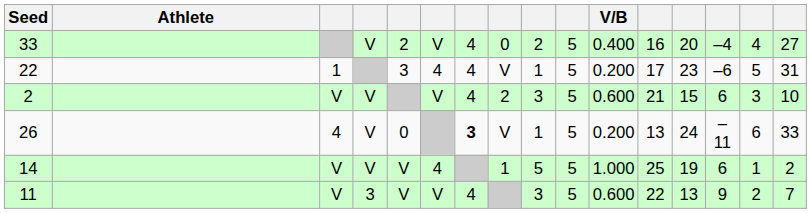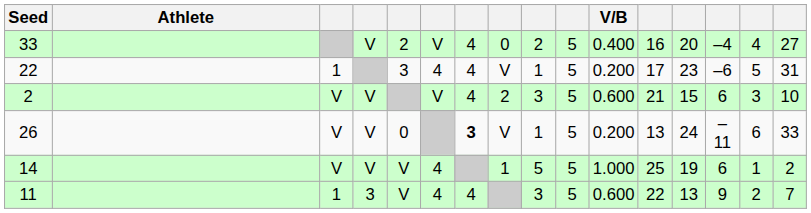(336, 132) 4 -> (336, 132) V
(336, 194) V -> (336, 194) 1
(437, 194) V -> (437, 194) 4
